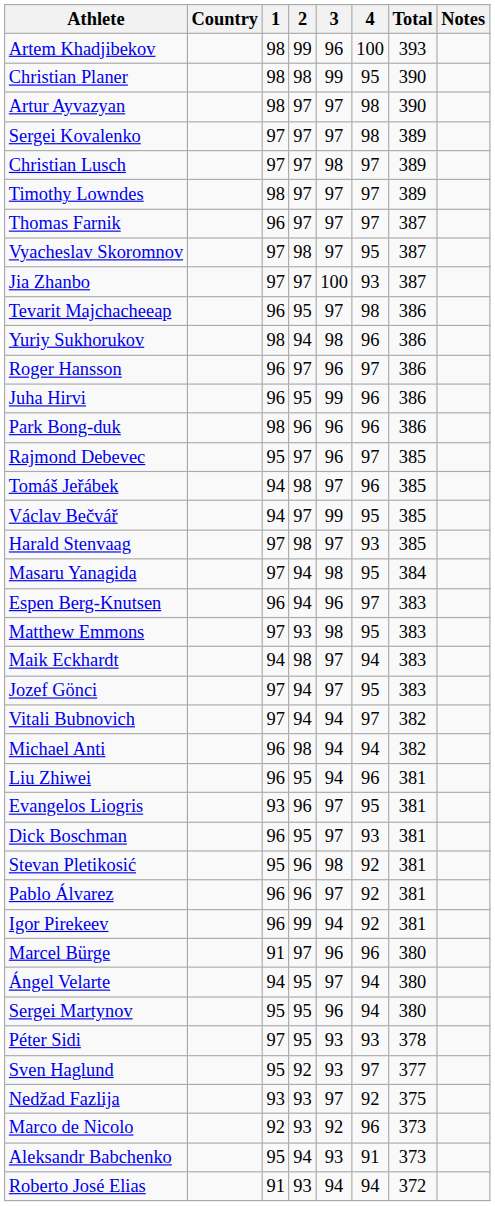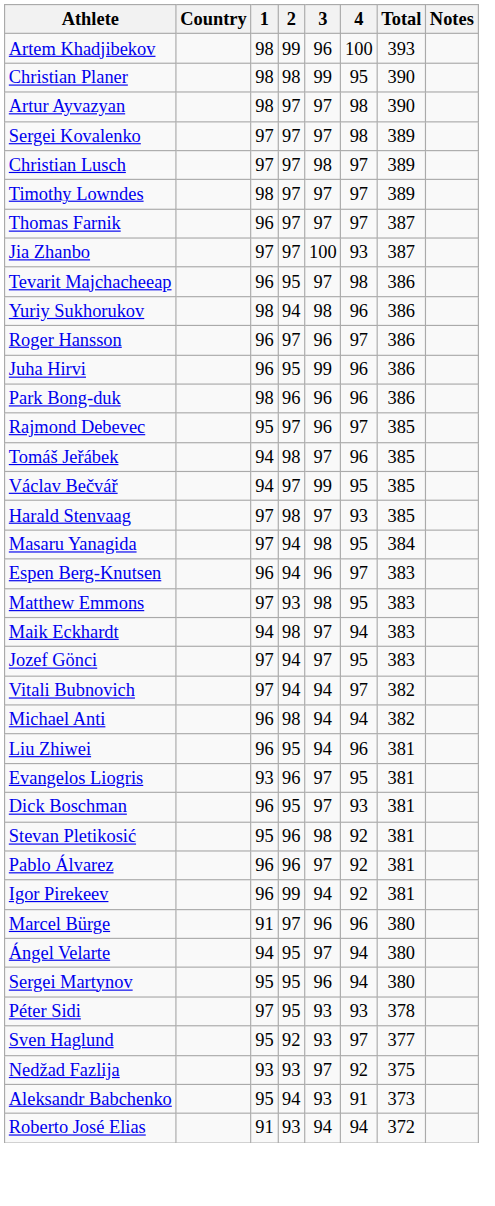- row: (96, 252)
- row: (71, 1127)
